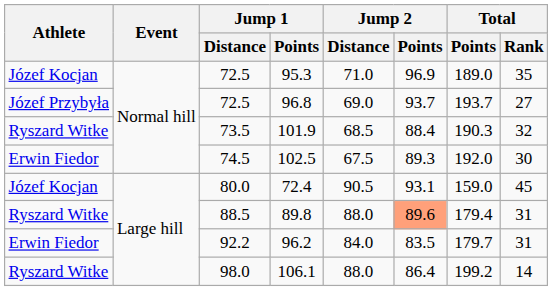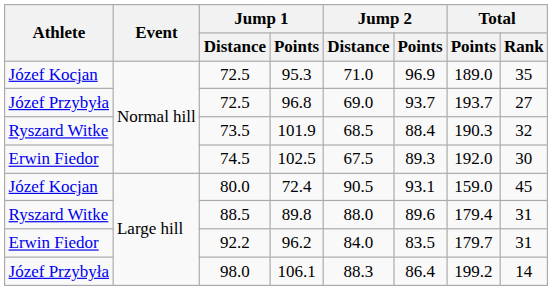(420, 215) lightsalmon background -> (420, 215) no background
(58, 271) Ryszard Witke -> (59, 271) Józef Przybyła
(358, 271) 88.0 -> (358, 271) 88.3
